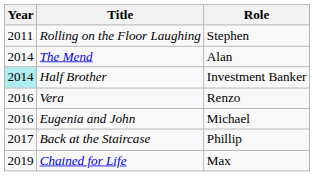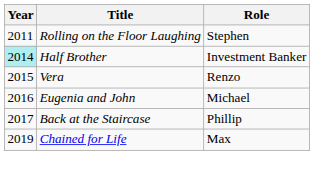- row: (66, 56)
(21, 98) 2016 -> (21, 77) 2015
